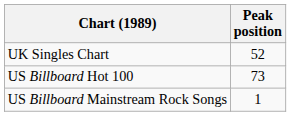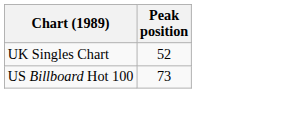- row: (117, 99)
